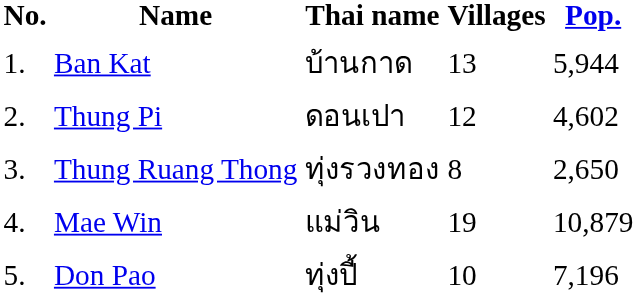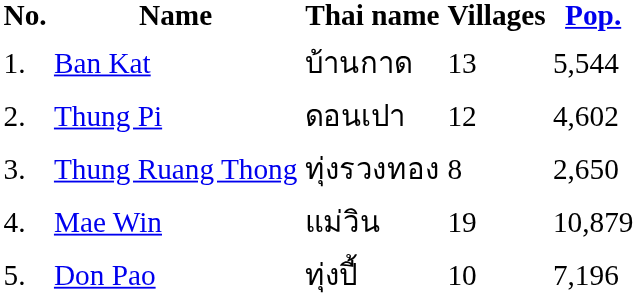(586, 62) 5,944 -> (586, 62) 5,544
